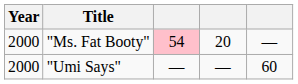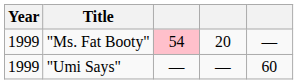(24, 41) 2000 -> (24, 41) 1999
(24, 66) 2000 -> (24, 66) 1999
